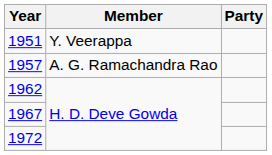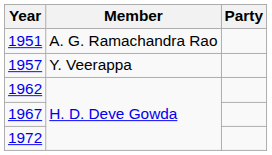(91, 41) Y. Veerappa -> (133, 41) A. G. Ramachandra Rao
(133, 65) A. G. Ramachandra Rao -> (91, 65) Y. Veerappa
